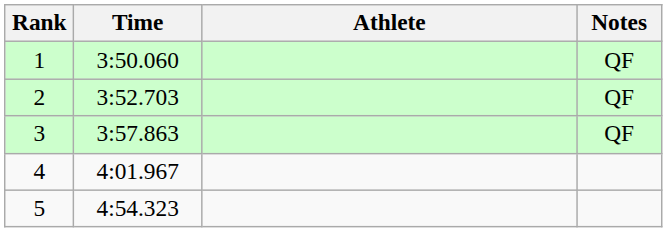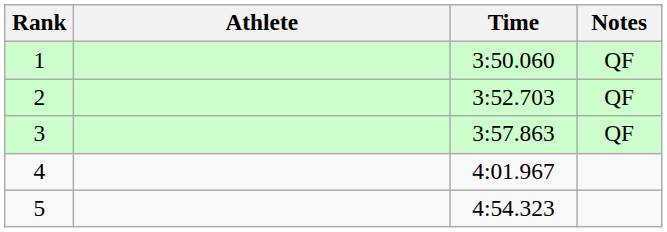columns swapped: (389, 23) <-> (138, 23)
